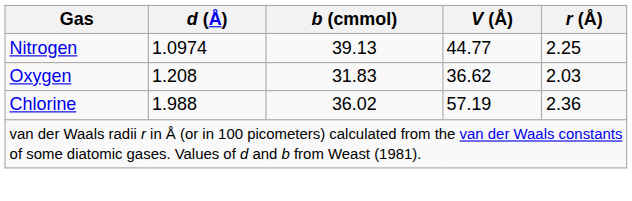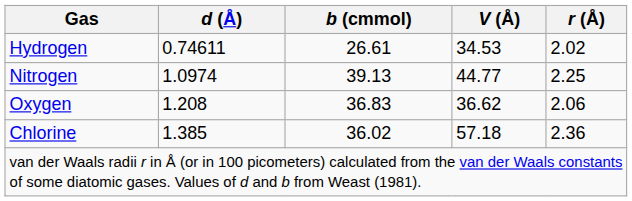+ row: (48, 48)
(354, 76) 31.83 -> (369, 104) 36.83
(564, 76) 2.03 -> (568, 104) 2.06
(175, 104) 1.988 -> (185, 133) 1.385
(469, 104) 57.19 -> (479, 133) 57.18
